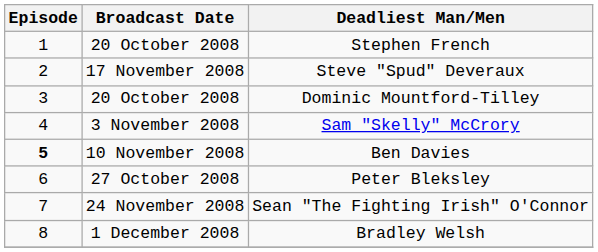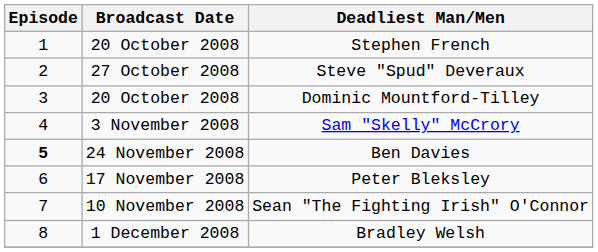(165, 72) 17 November 2008 -> (165, 72) 27 October 2008
(165, 153) 10 November 2008 -> (165, 153) 24 November 2008
(165, 180) 27 October 2008 -> (165, 180) 17 November 2008
(165, 206) 24 November 2008 -> (165, 206) 10 November 2008
